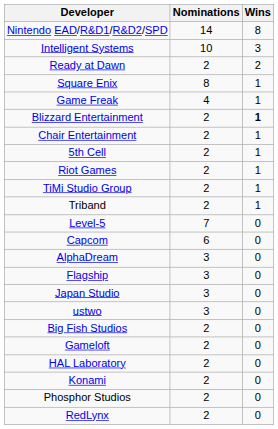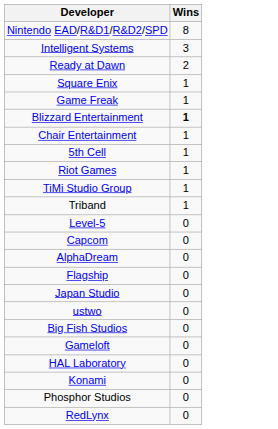- column: (206, 13)
